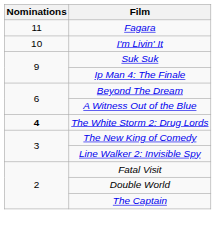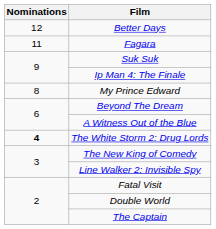+ row: (140, 28)
- row: (140, 43)
+ row: (140, 91)
